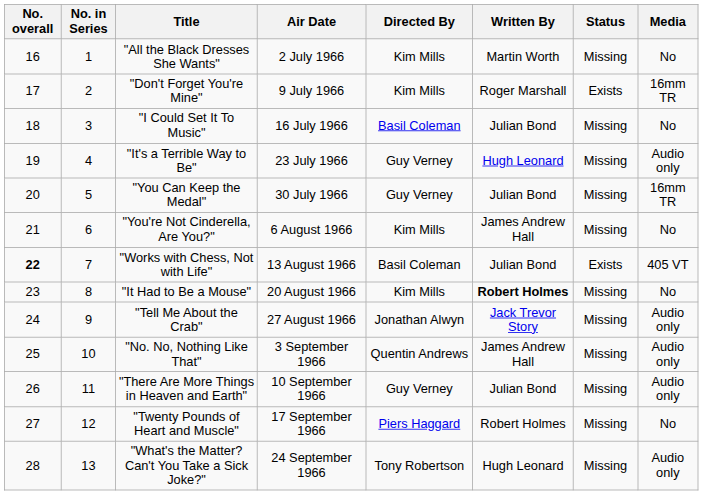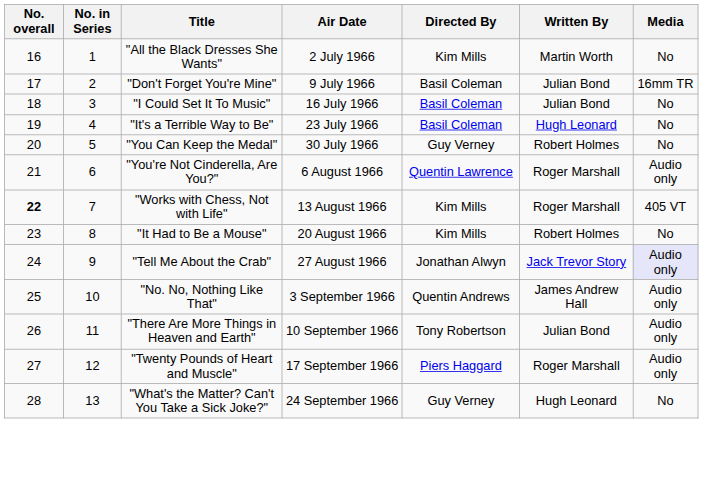- column: (605, 21)
(419, 91) Kim Mills -> (461, 84) Basil Coleman
(523, 91) Roger Marshall -> (576, 84) Julian Bond
(419, 160) Guy Verney -> (461, 124) Basil Coleman
(668, 160) Audio only -> (665, 124) No
(523, 195) Julian Bond -> (576, 144) Robert Holmes
(668, 195) 16mm TR -> (665, 144) No
(419, 230) Kim Mills -> (461, 172) Quentin Lawrence
(523, 230) James Andrew Hall -> (576, 172) Roger Marshall
(668, 230) No -> (665, 172) Audio only
(419, 264) Basil Coleman -> (461, 207) Kim Mills
(523, 264) Julian Bond -> (576, 207) Roger Marshall
(523, 292) bold -> (576, 234) normal
(668, 319) no background -> (665, 262) lavender background
(419, 389) Guy Verney -> (461, 331) Tony Robertson
(523, 423) Robert Holmes -> (576, 366) Roger Marshall
(668, 423) No -> (665, 366) Audio only
(419, 465) Tony Robertson -> (461, 400) Guy Verney
(668, 465) Audio only -> (665, 400) No
